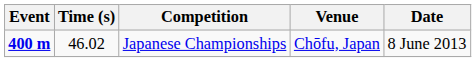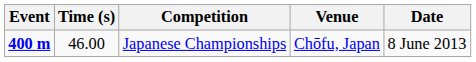(87, 43) 46.02 -> (87, 43) 46.00
